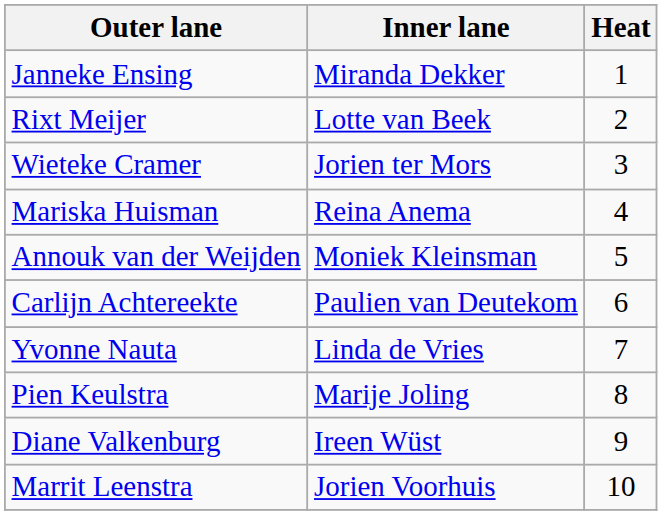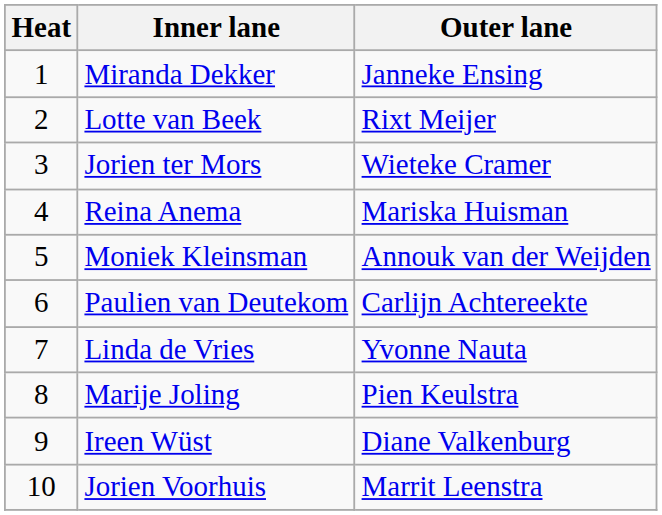columns swapped: (621, 27) <-> (156, 27)
